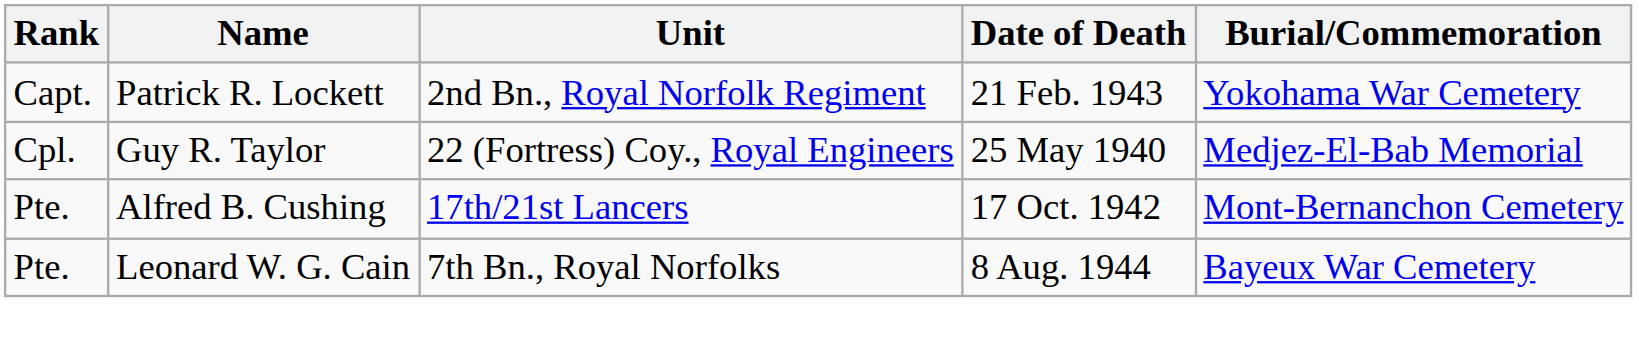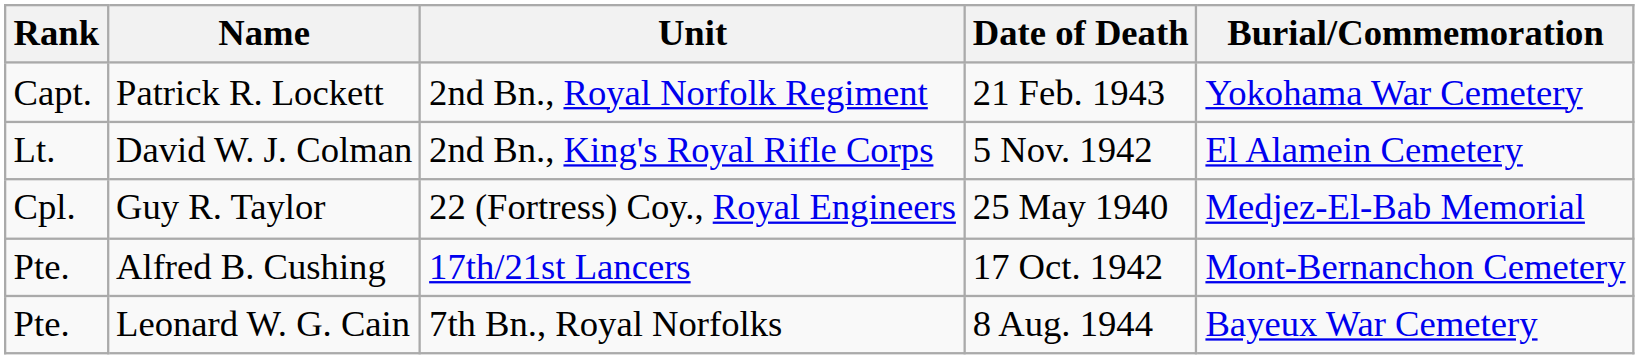+ row: (264, 149)
